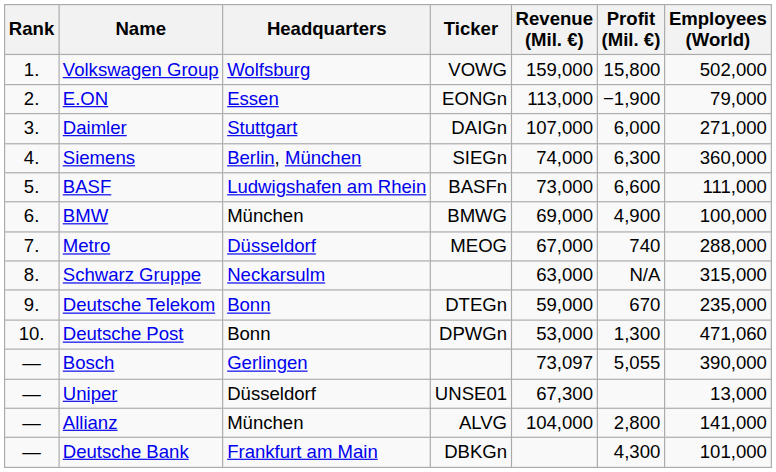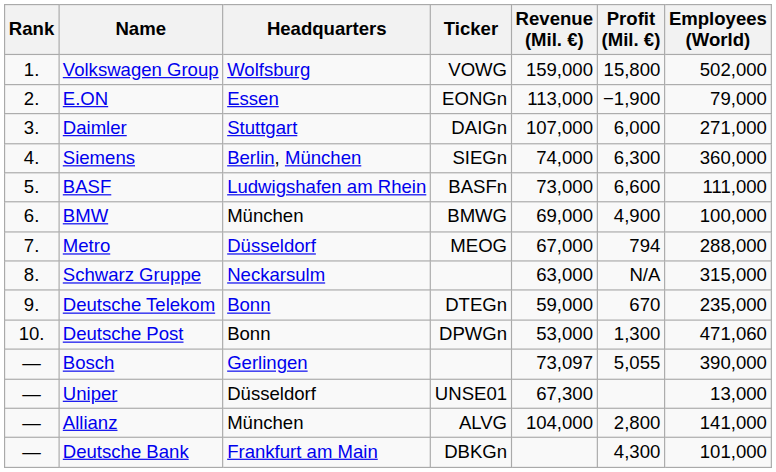(645, 246) 740 -> (645, 246) 794
